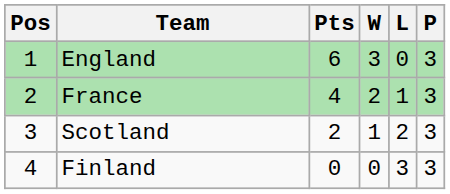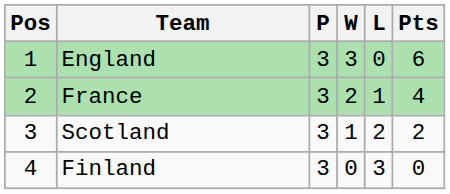columns swapped: (430, 23) <-> (335, 23)
